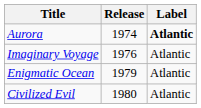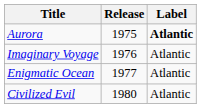(124, 34) 1974 -> (124, 34) 1975
(124, 73) 1979 -> (124, 73) 1977
